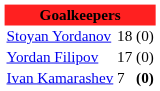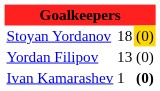(145, 35) no background -> (145, 35) gold background
(125, 56) 17 -> (125, 56) 13
(121, 77) 7 -> (121, 77) 1
